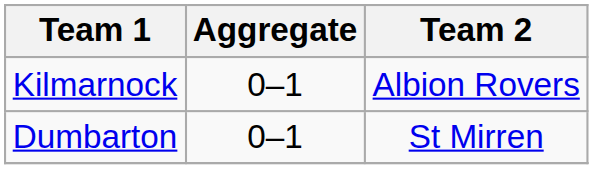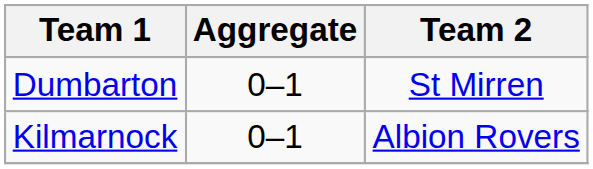rows swapped: (95, 83) <-> (95, 136)
